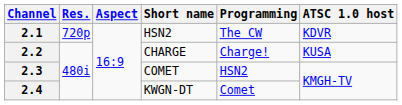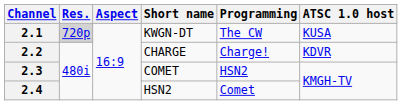(76, 33) no background -> (76, 33) lightgrey background
(158, 33) HSN2 -> (168, 33) KWGN-DT
(317, 33) KDVR -> (317, 33) KUSA
(317, 52) KUSA -> (317, 52) KDVR
(168, 90) KWGN-DT -> (158, 90) HSN2
